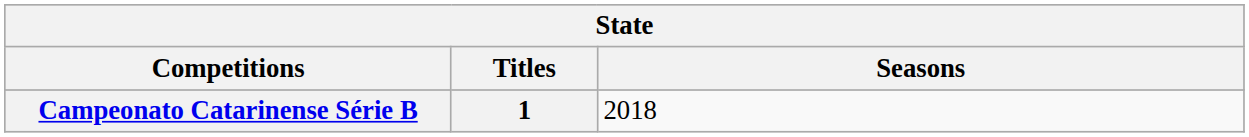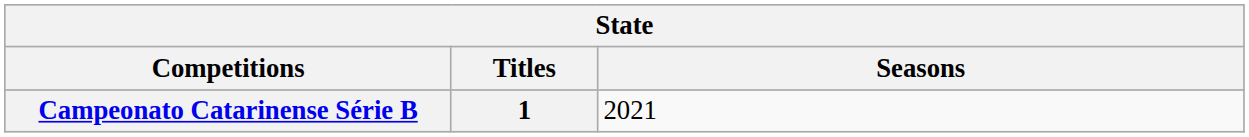(630, 110) 2018 -> (630, 110) 2021
